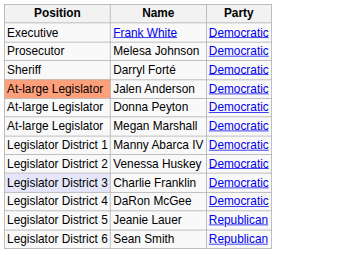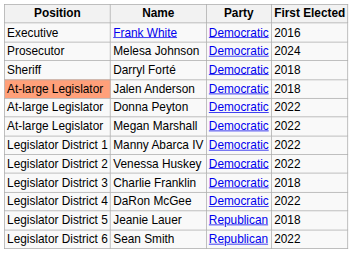+ column: (310, 13)
(57, 182) lavender background -> (57, 182) no background
